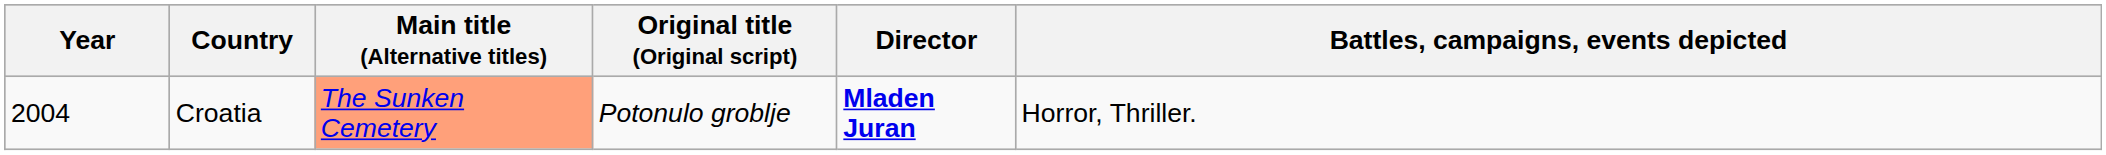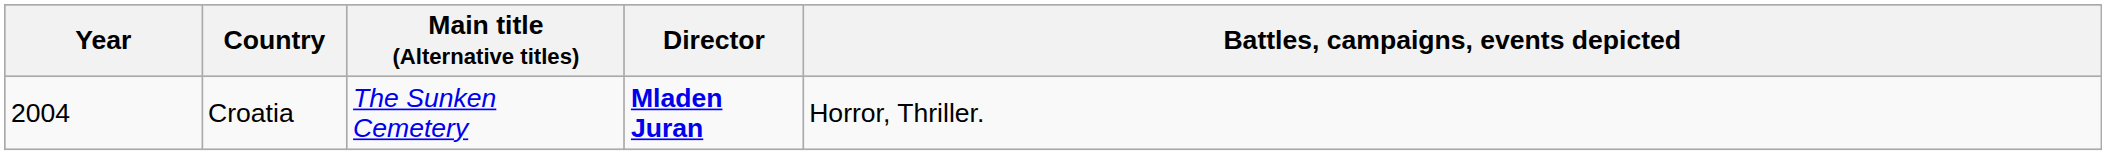- column: (715, 40)
(392, 112) lightsalmon background -> (425, 112) no background
